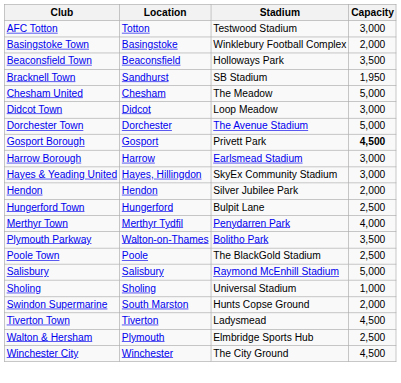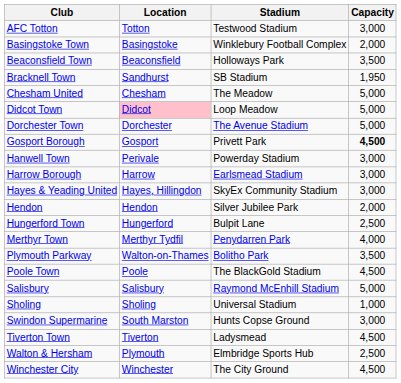(136, 110) no background -> (136, 110) pink background
(372, 110) 3,000 -> (372, 110) 5,000
+ row: (38, 158)
(372, 256) 2,500 -> (372, 272) 4,500
(372, 304) 2,000 -> (372, 321) 3,000
